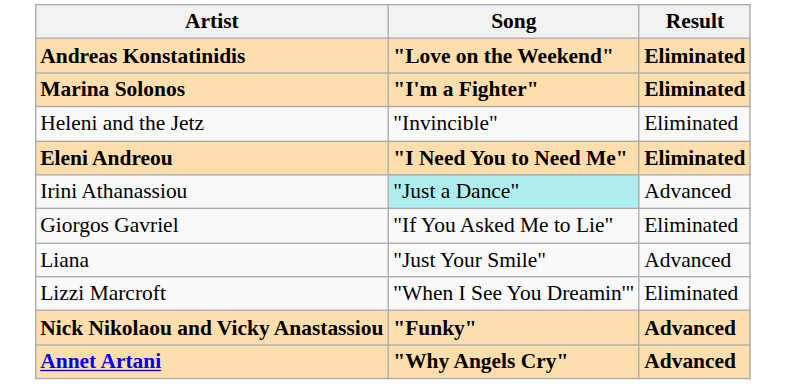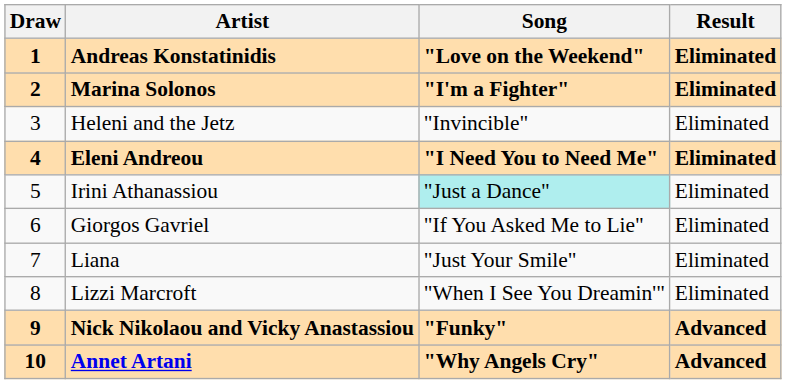+ column: (35, 21)
(688, 191) Advanced -> (722, 191) Eliminated
(688, 259) Advanced -> (722, 259) Eliminated
